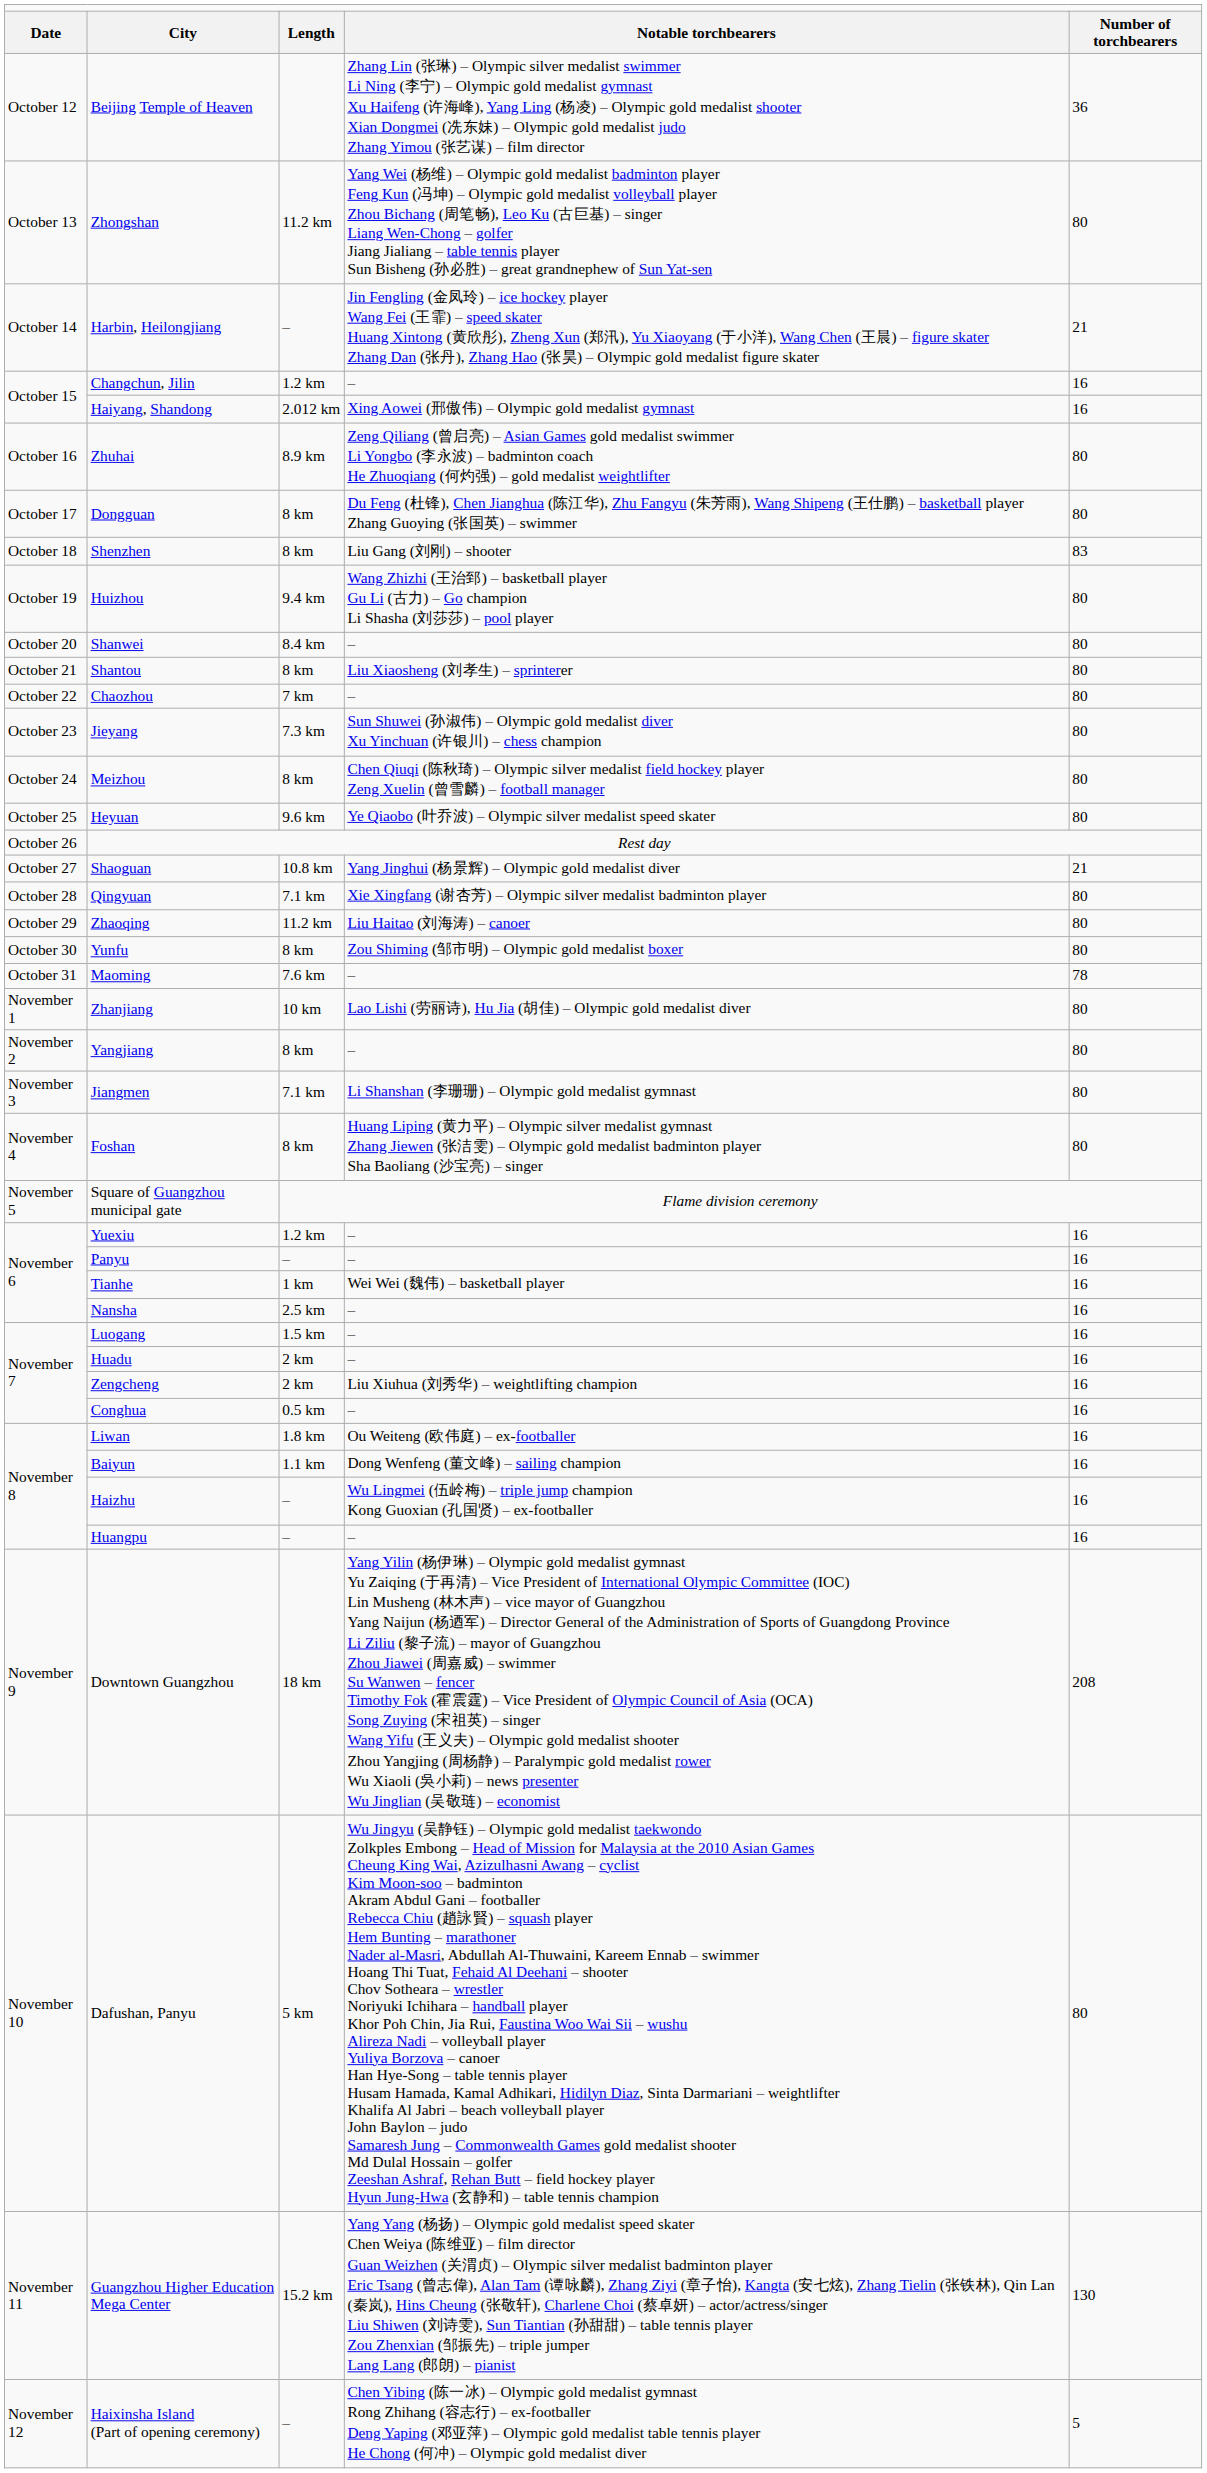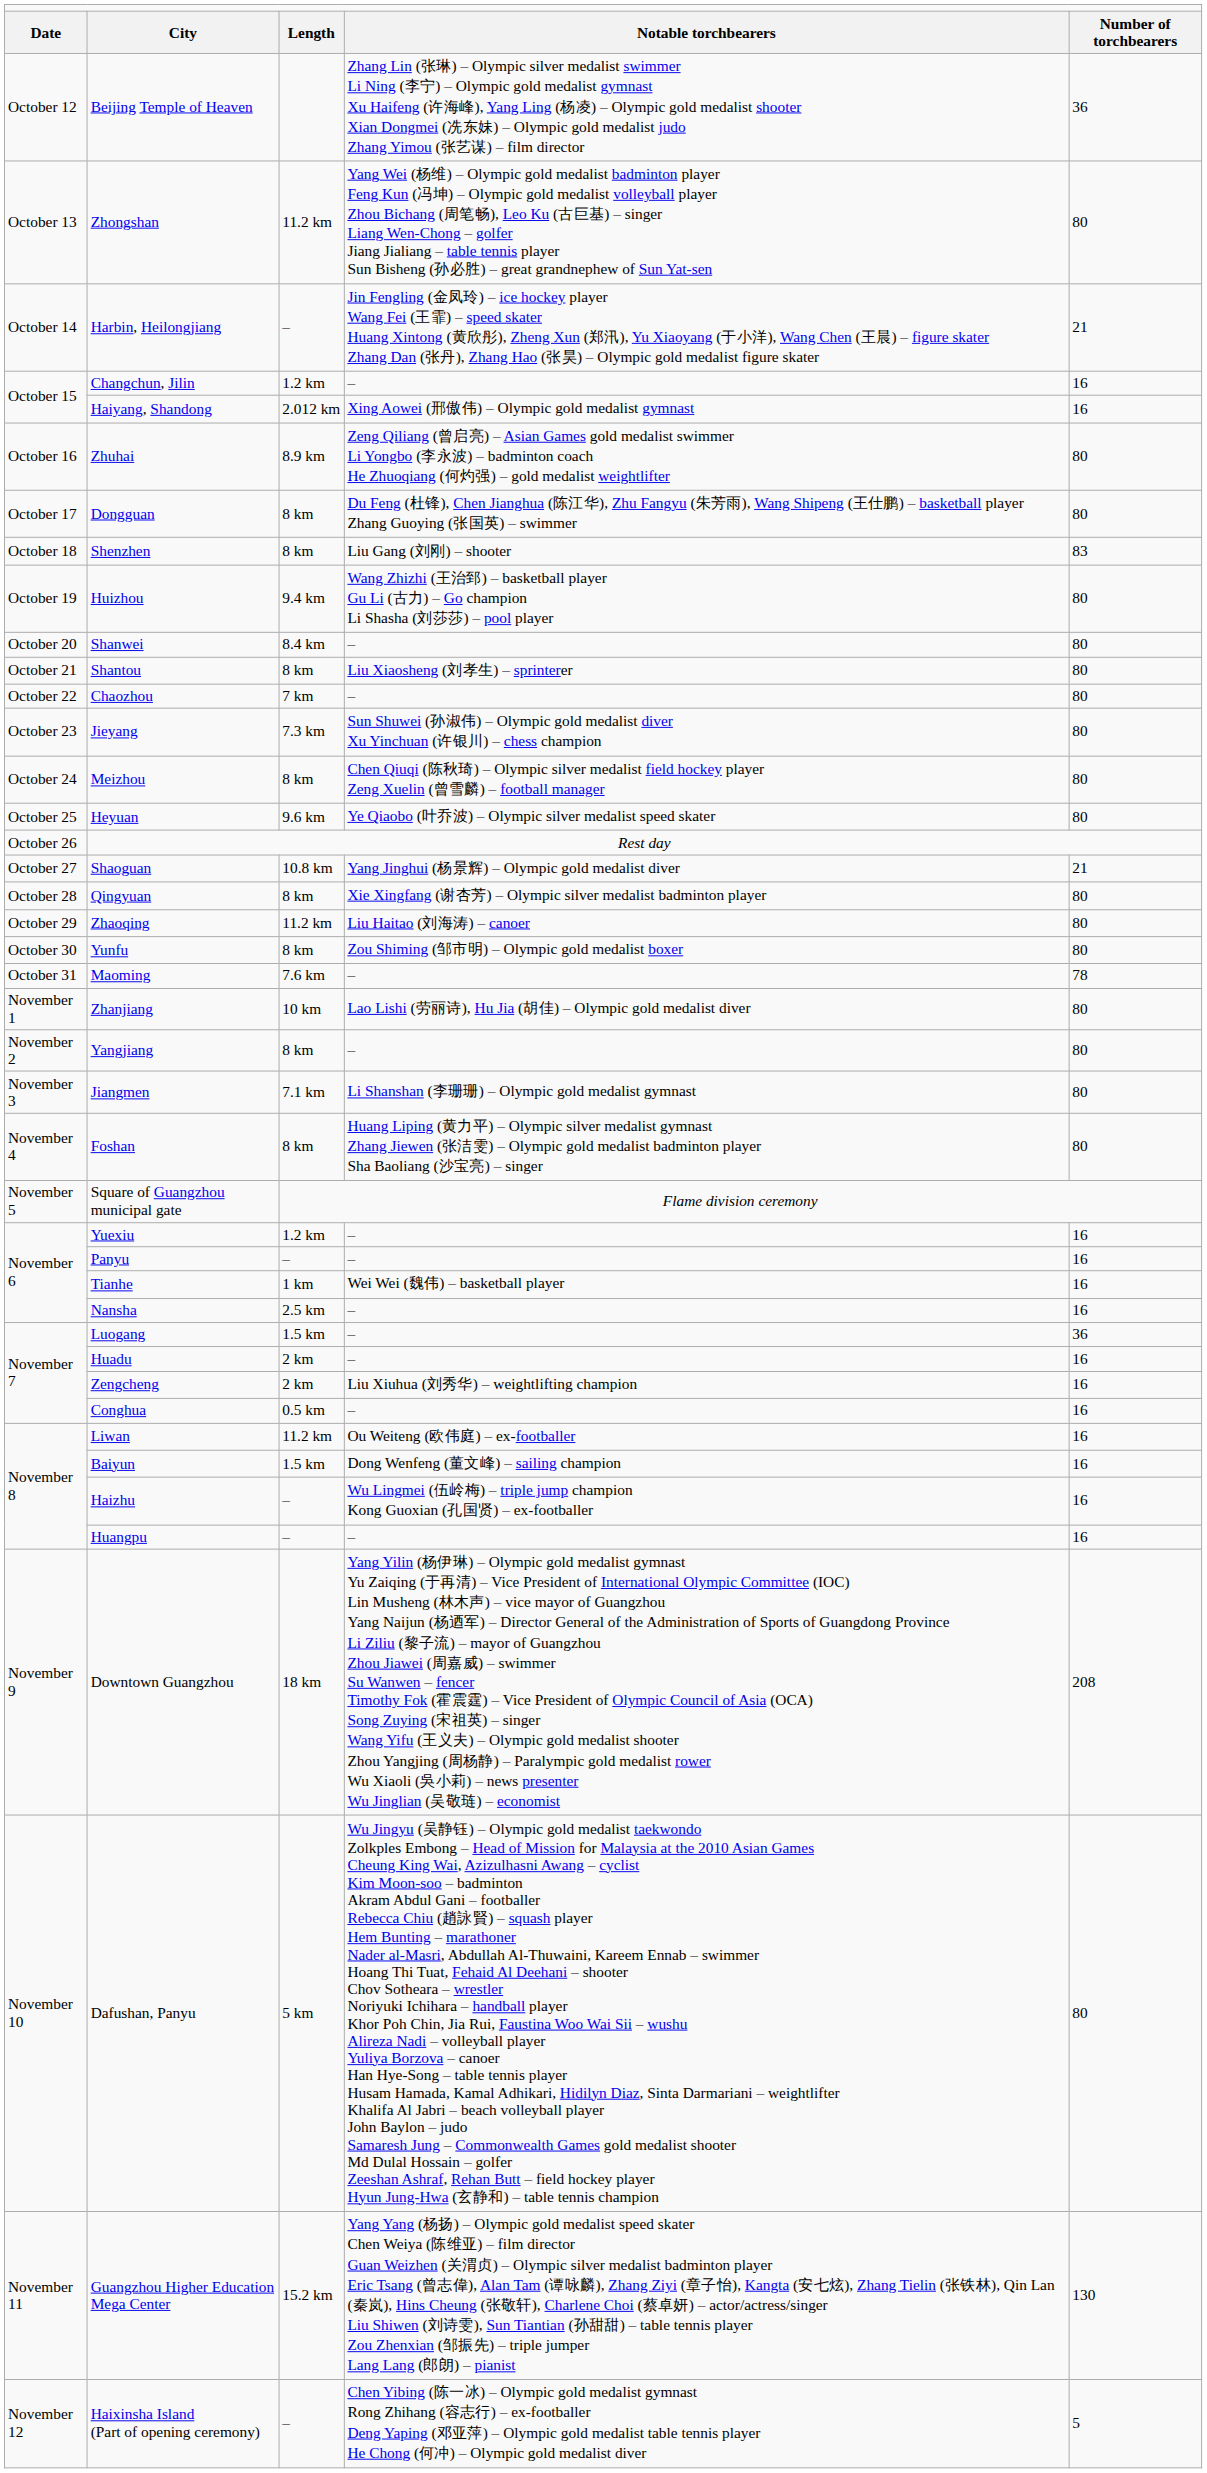(304, 895) 7.1 km -> (298, 895) 8 km
(1080, 1334) 16 -> (1080, 1334) 36
(304, 1436) 1.8 km -> (307, 1436) 11.2 km
(304, 1463) 1.1 km -> (304, 1463) 1.5 km
